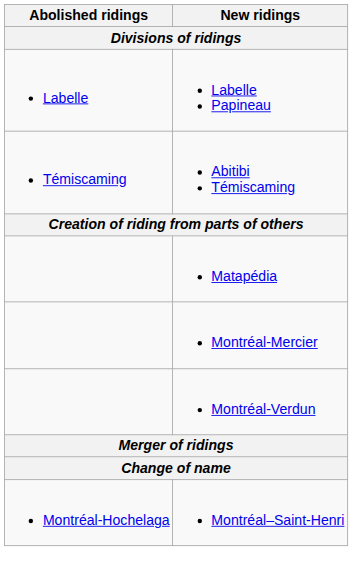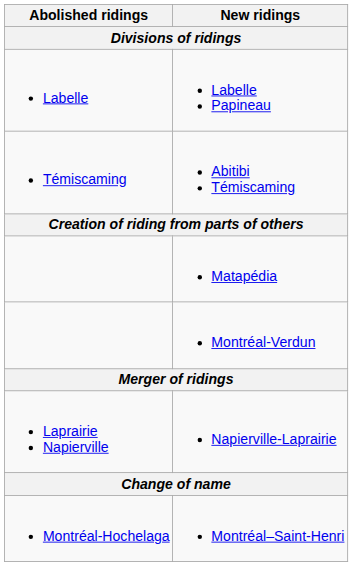- row: (260, 343)
+ row: (260, 440)
